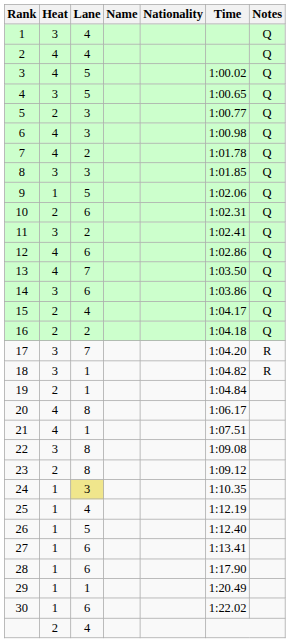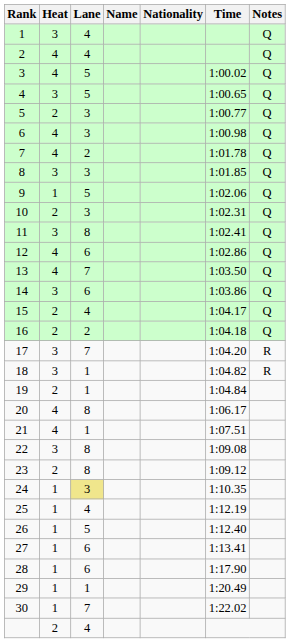(87, 212) 6 -> (87, 212) 3
(87, 232) 2 -> (87, 232) 8
(87, 608) 6 -> (87, 608) 7
